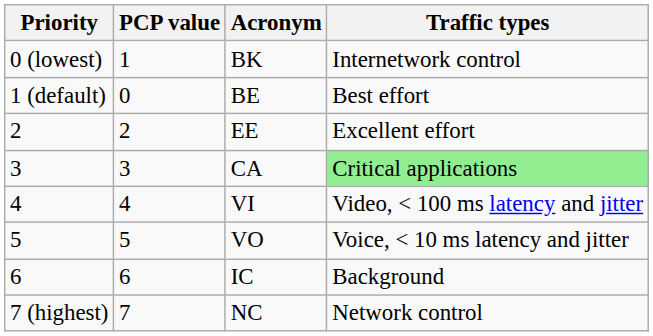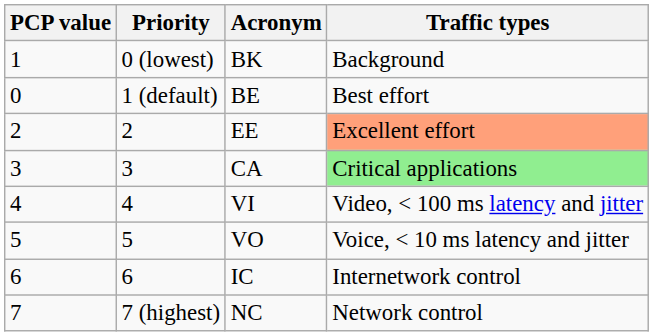columns swapped: (170, 22) <-> (59, 22)
(427, 58) Internetwork control -> (388, 58) Background
(404, 131) no background -> (404, 131) lightsalmon background
(388, 276) Background -> (427, 276) Internetwork control
